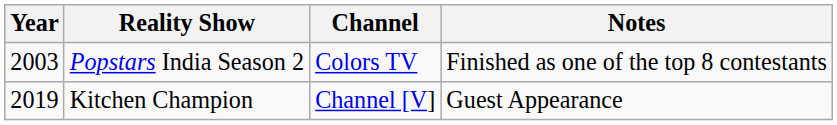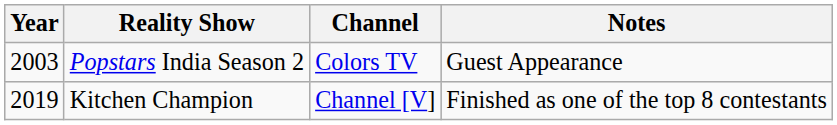(637, 61) Finished as one of the top 8 contestants -> (535, 61) Guest Appearance
(535, 100) Guest Appearance -> (637, 100) Finished as one of the top 8 contestants
